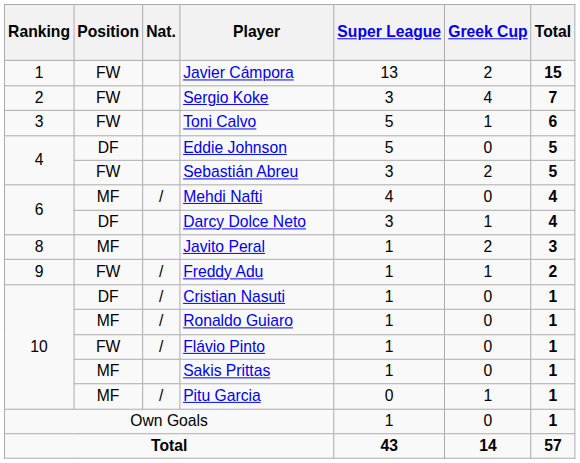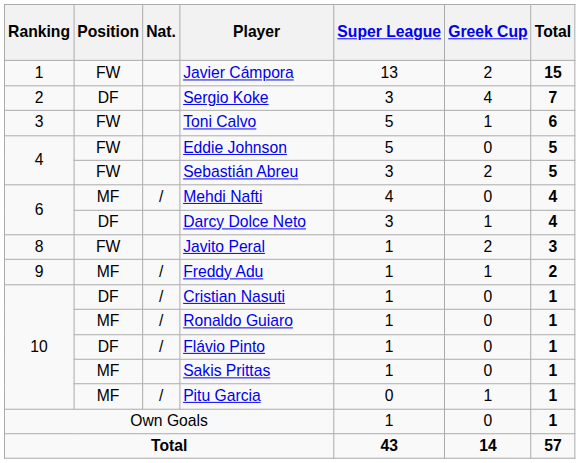(108, 98) FW -> (108, 98) DF
(108, 147) DF -> (108, 147) FW
(108, 247) MF -> (108, 247) FW
(108, 272) FW -> (108, 272) MF
(108, 346) FW -> (108, 346) DF
